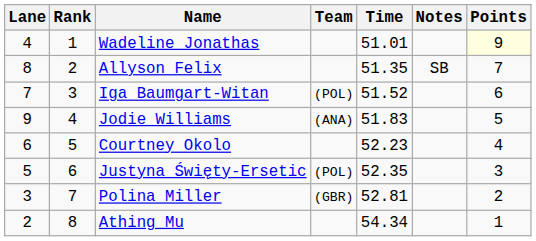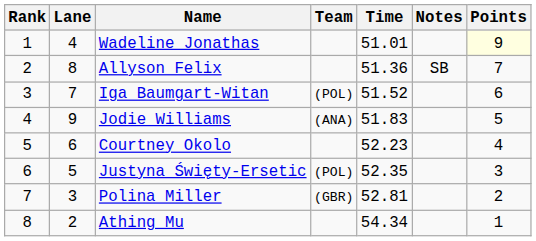columns swapped: (72, 17) <-> (27, 17)
(384, 69) 51.35 -> (384, 69) 51.36
